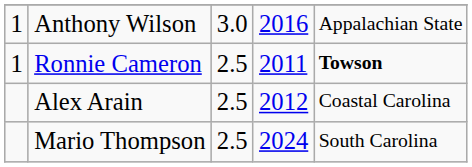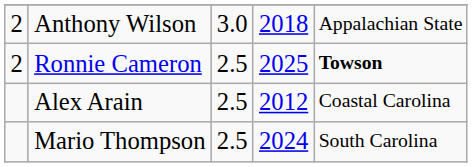(17, 24) 1 -> (17, 24) 2
(284, 24) 2016 -> (284, 24) 2018
(17, 63) 1 -> (17, 63) 2
(283, 63) 2011 -> (284, 63) 2025
